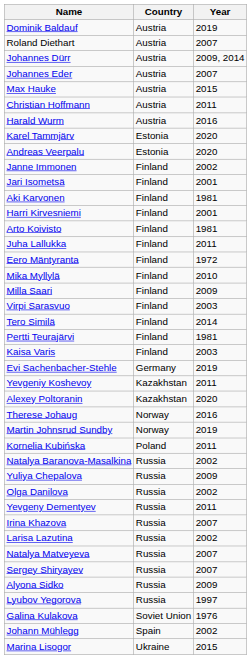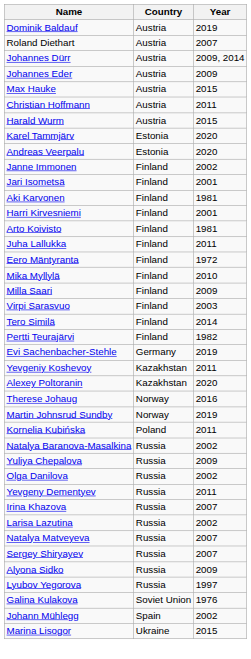(207, 74) 2007 -> (207, 74) 2009
(207, 120) 2016 -> (207, 120) 2015
(207, 337) 1981 -> (207, 337) 1982
- row: (31, 352)
